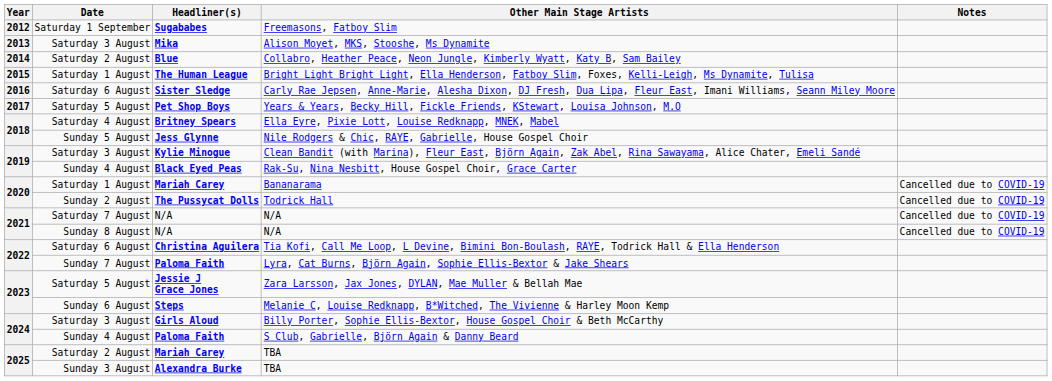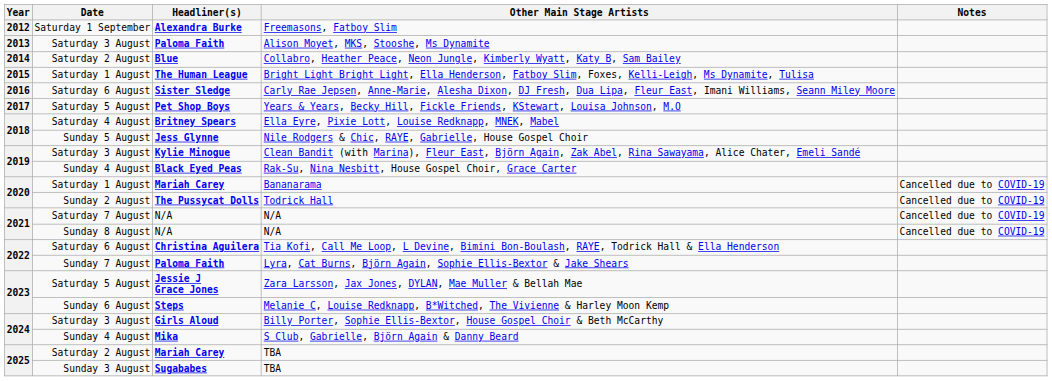(181, 28) Sugababes -> (198, 28) Alexandra Burke
(166, 44) Mika -> (190, 44) Paloma Faith
(190, 337) Paloma Faith -> (166, 337) Mika
(198, 368) Alexandra Burke -> (181, 368) Sugababes
